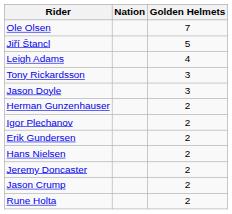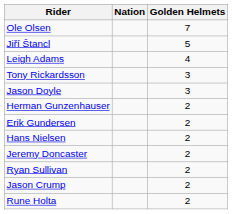- row: (40, 122)
+ row: (37, 169)
